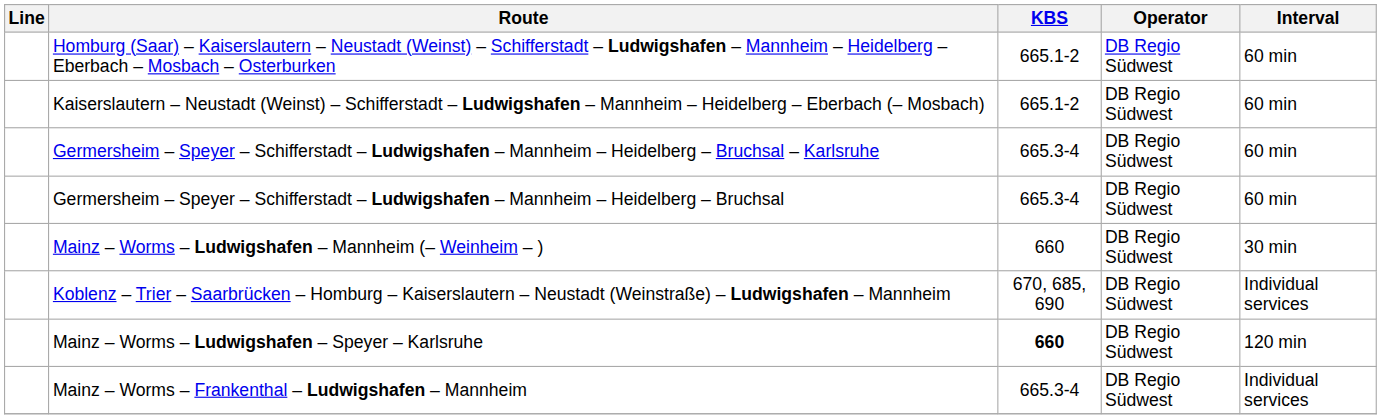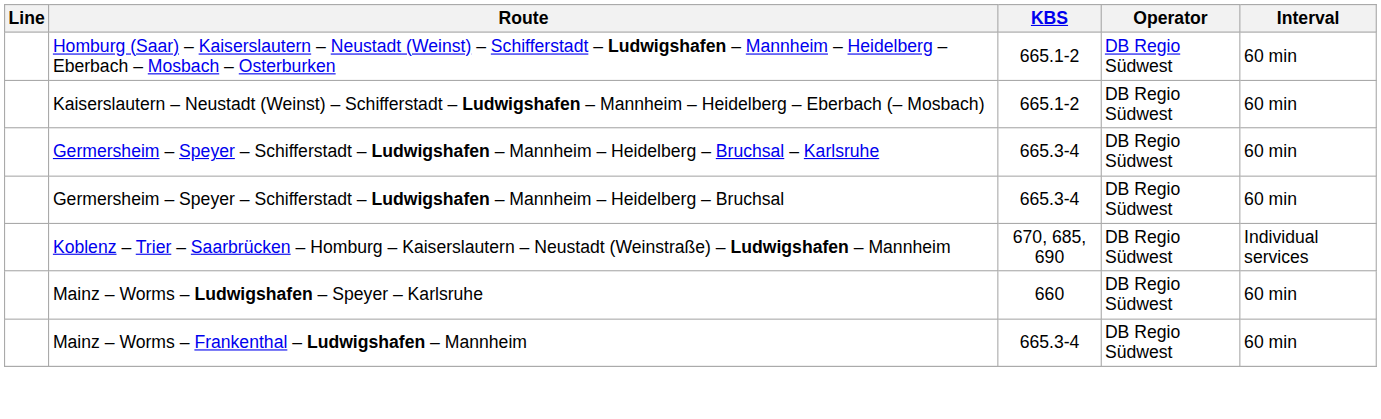- row: (298, 247)
(1049, 342) bold -> (1049, 294) normal
(1275, 342) 120 min -> (1271, 294) 60 min
(1281, 390) Individual services -> (1271, 342) 60 min
